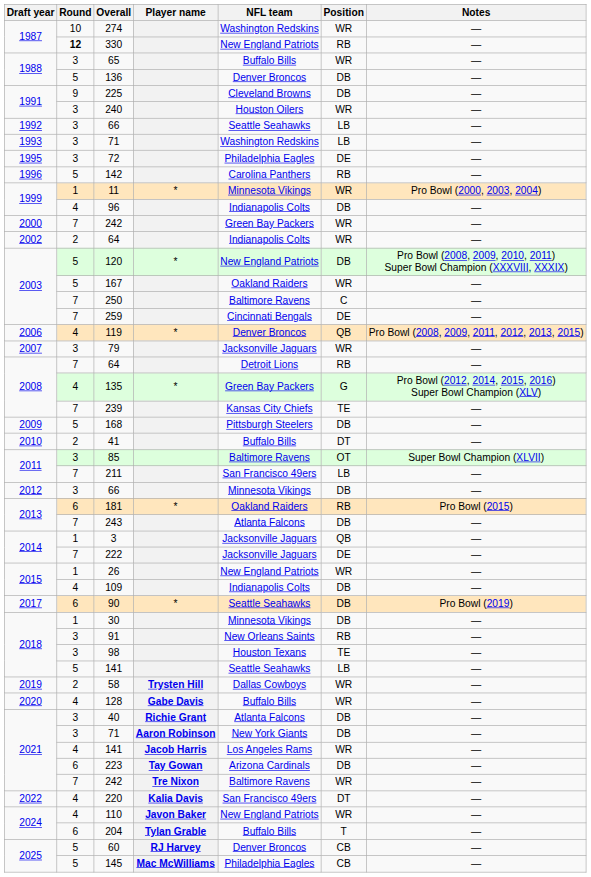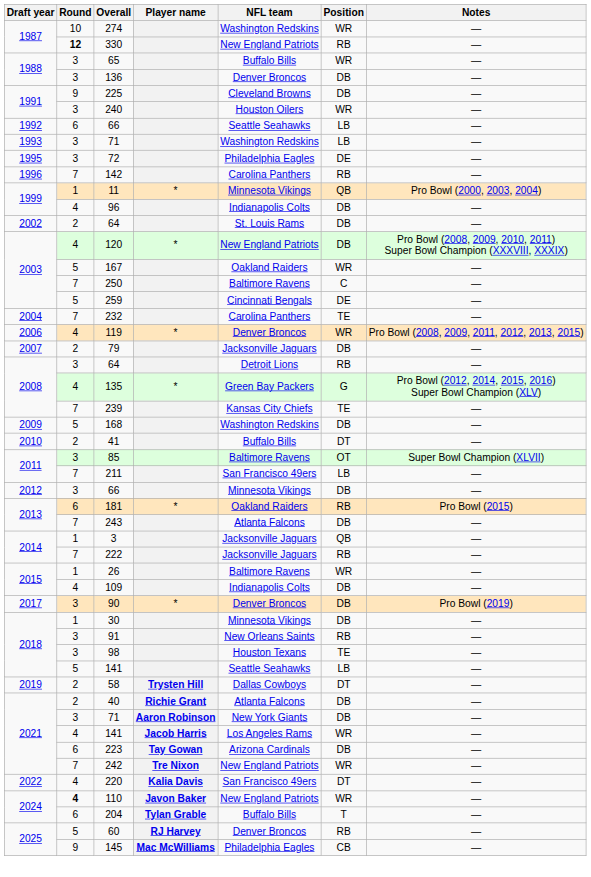(75, 77) 5 -> (75, 77) 3
(75, 126) 3 -> (75, 126) 6
(75, 175) 5 -> (75, 175) 7
(344, 191) WR -> (344, 191) QB
- row: (31, 223)
(269, 239) Indianapolis Colts -> (269, 223) St. Louis Rams
(344, 239) WR -> (344, 223) DB
(75, 261) 5 -> (75, 245) 4
(75, 316) 7 -> (75, 300) 5
+ row: (31, 316)
(344, 332) QB -> (344, 332) WR
(75, 348) 3 -> (75, 348) 2
(344, 348) WR -> (344, 348) DB
(75, 365) 7 -> (75, 365) 3
(269, 425) Pittsburgh Steelers -> (269, 425) Washington Redskins
(344, 555) DE -> (344, 555) RB
(269, 571) New England Patriots -> (269, 571) Baltimore Ravens
(75, 604) 6 -> (75, 604) 3
(269, 604) Seattle Seahawks -> (269, 604) Denver Broncos
(344, 685) WR -> (344, 685) DT
- row: (31, 701)
(75, 717) 3 -> (75, 701) 2
(269, 782) Baltimore Ravens -> (269, 766) New England Patriots
(75, 815) normal -> (75, 798) bold
(344, 847) CB -> (344, 831) RB
(75, 863) 5 -> (75, 847) 9
